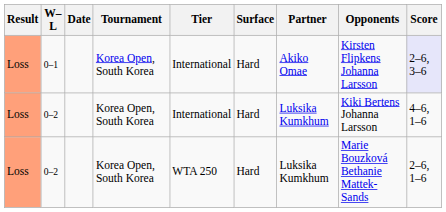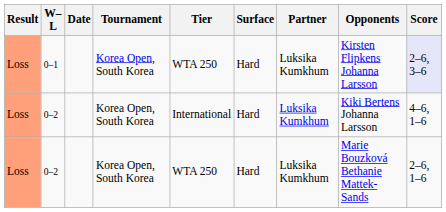(202, 64) International -> (195, 64) WTA 250
(294, 64) Akiko Omae -> (304, 64) Luksika Kumkhum
